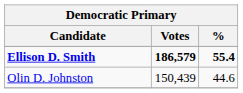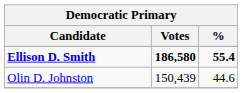(175, 57) 186,579 -> (175, 57) 186,580
